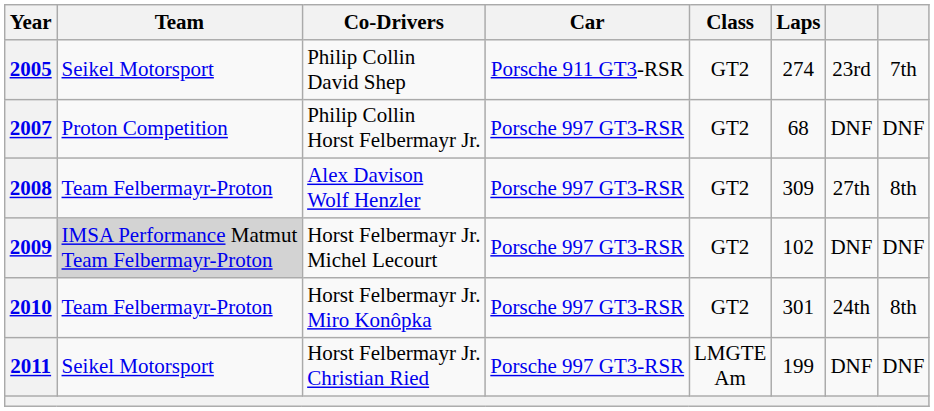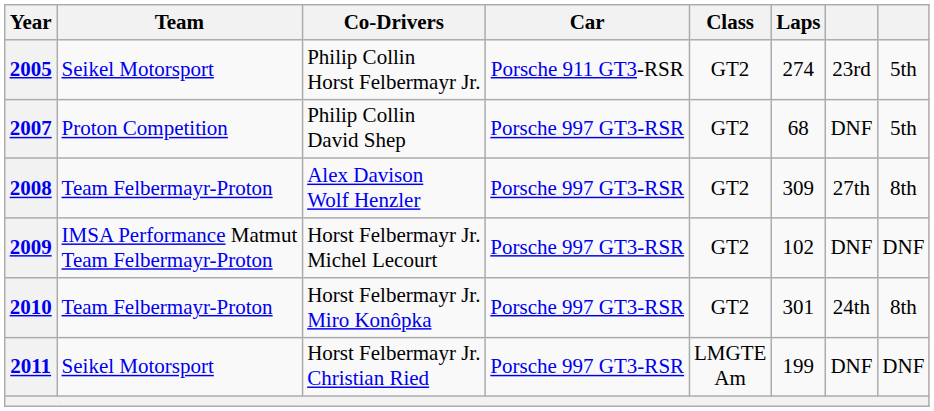(361, 69) Philip Collin David Shep -> (394, 69) Philip Collin Horst Felbermayr Jr.
(903, 69) 7th -> (903, 69) 5th
(394, 128) Philip Collin Horst Felbermayr Jr. -> (361, 128) Philip Collin David Shep
(903, 128) DNF -> (903, 128) 5th
(179, 247) lightgrey background -> (179, 247) no background
